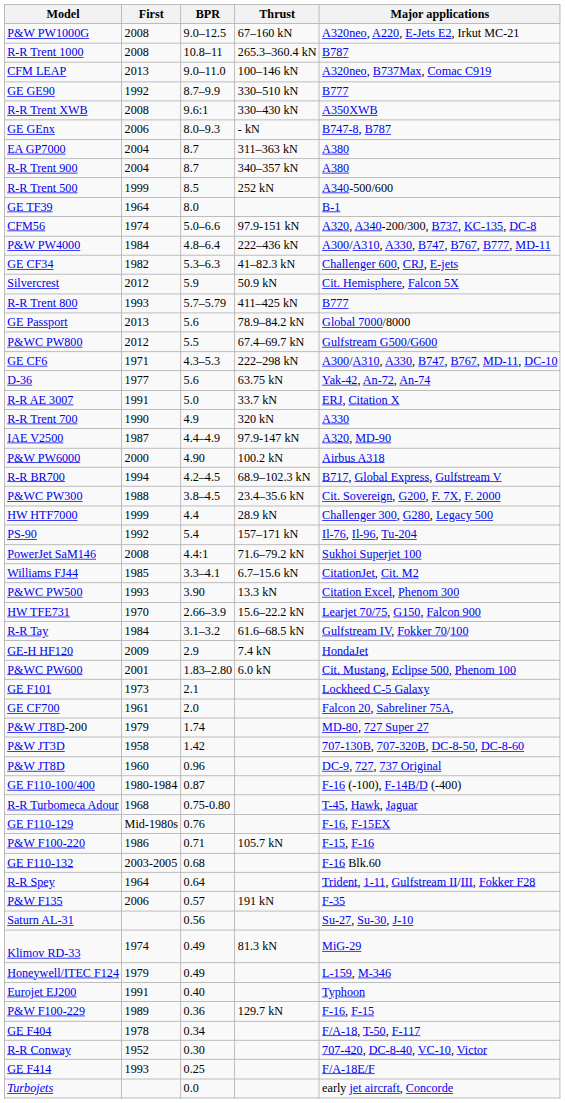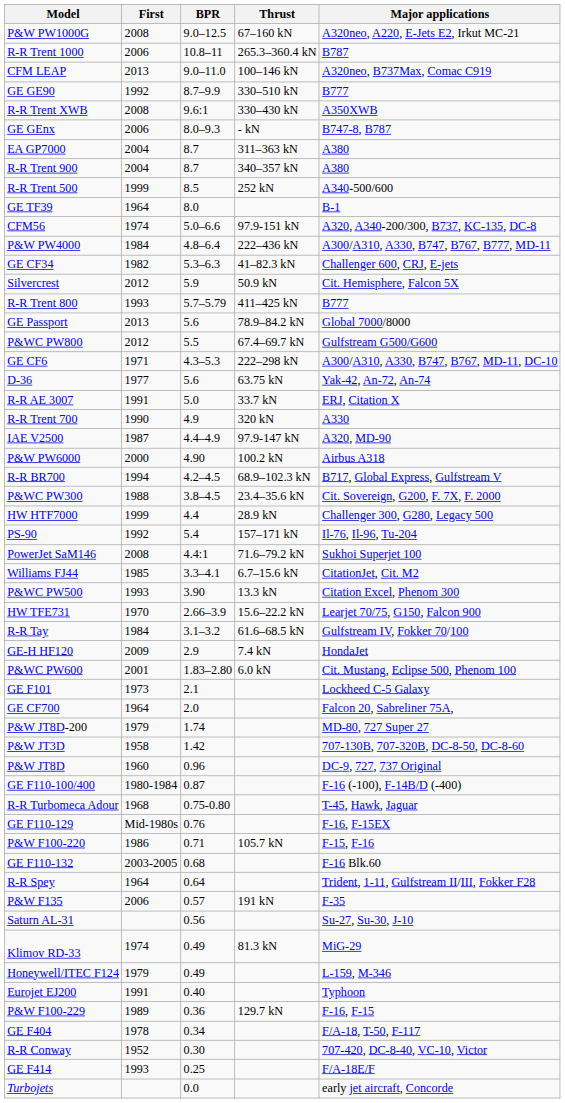(137, 52) 2008 -> (137, 52) 2006
(137, 708) 1961 -> (137, 708) 1964
